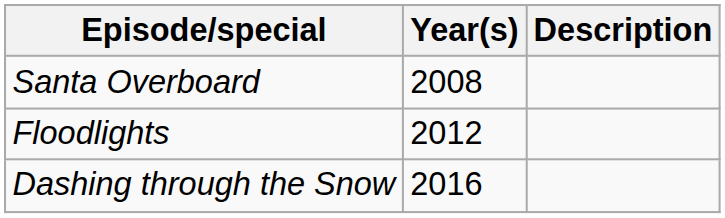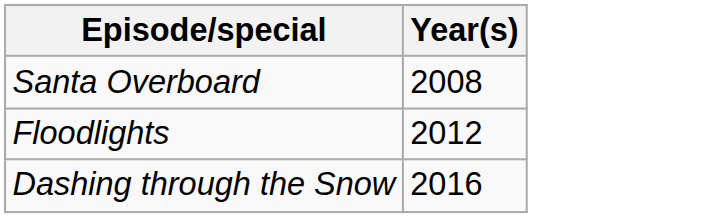- column: (623, 30)
